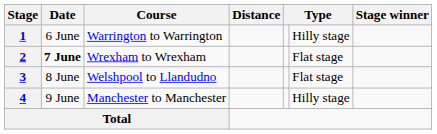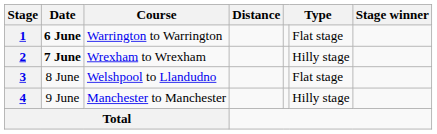(62, 35) normal -> (63, 35) bold
(321, 35) Hilly stage -> (318, 35) Flat stage
(318, 56) Flat stage -> (321, 56) Hilly stage
